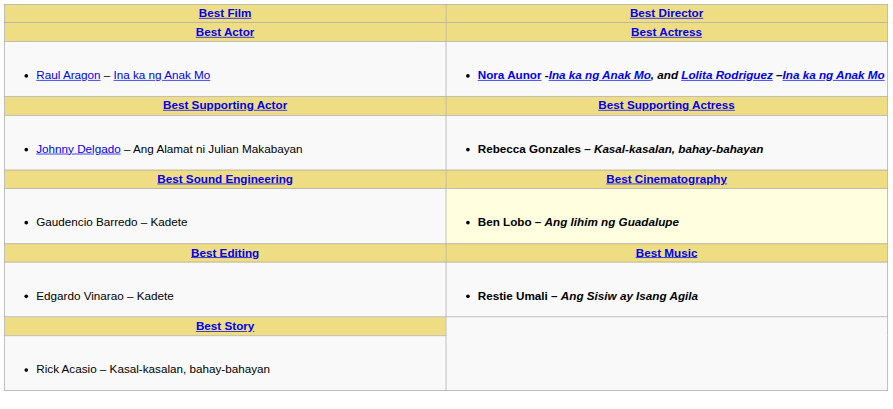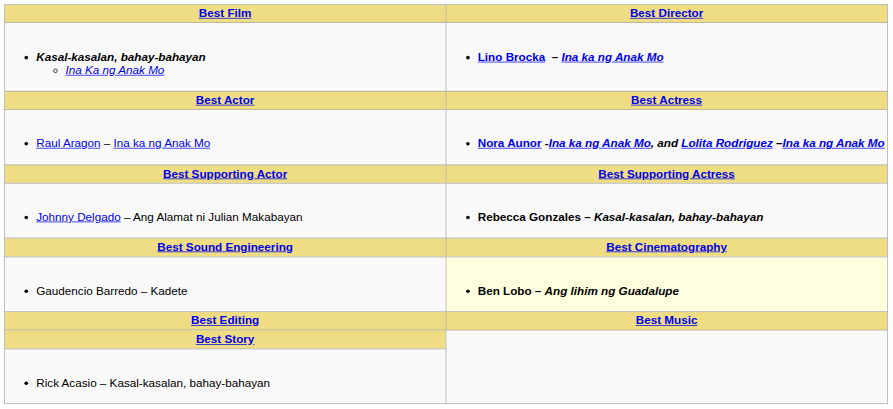+ row: (225, 64)
- row: (225, 296)
